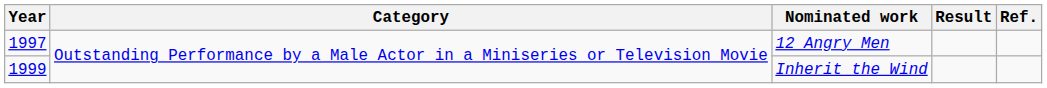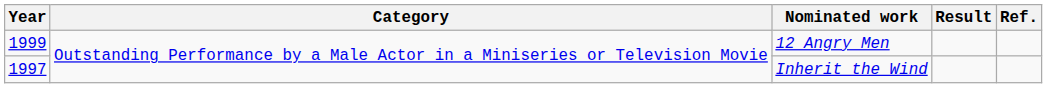(27, 43) 1997 -> (27, 43) 1999
(27, 69) 1999 -> (27, 69) 1997
